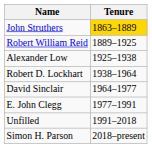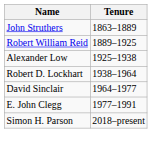(114, 27) gold background -> (114, 27) no background
- row: (23, 120)
